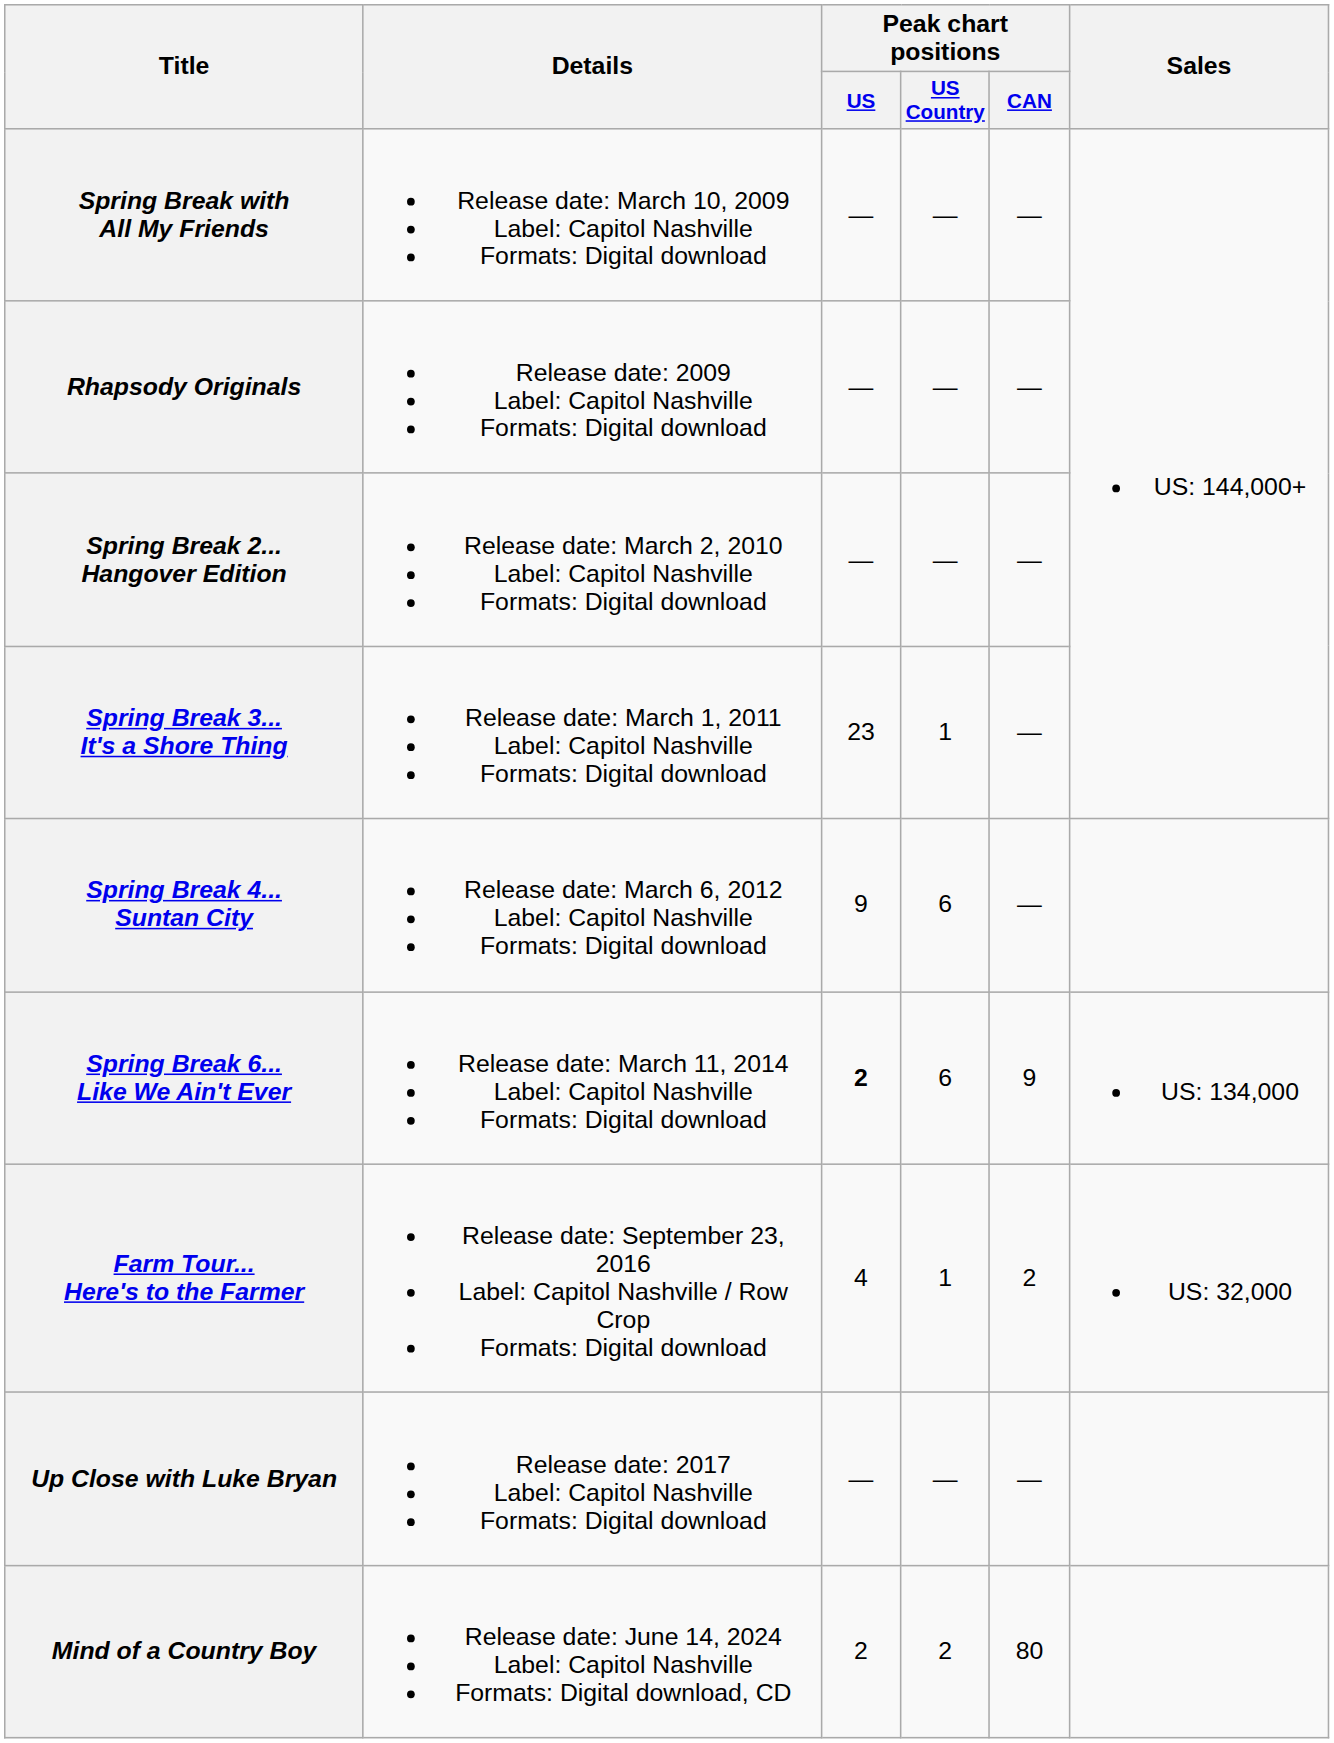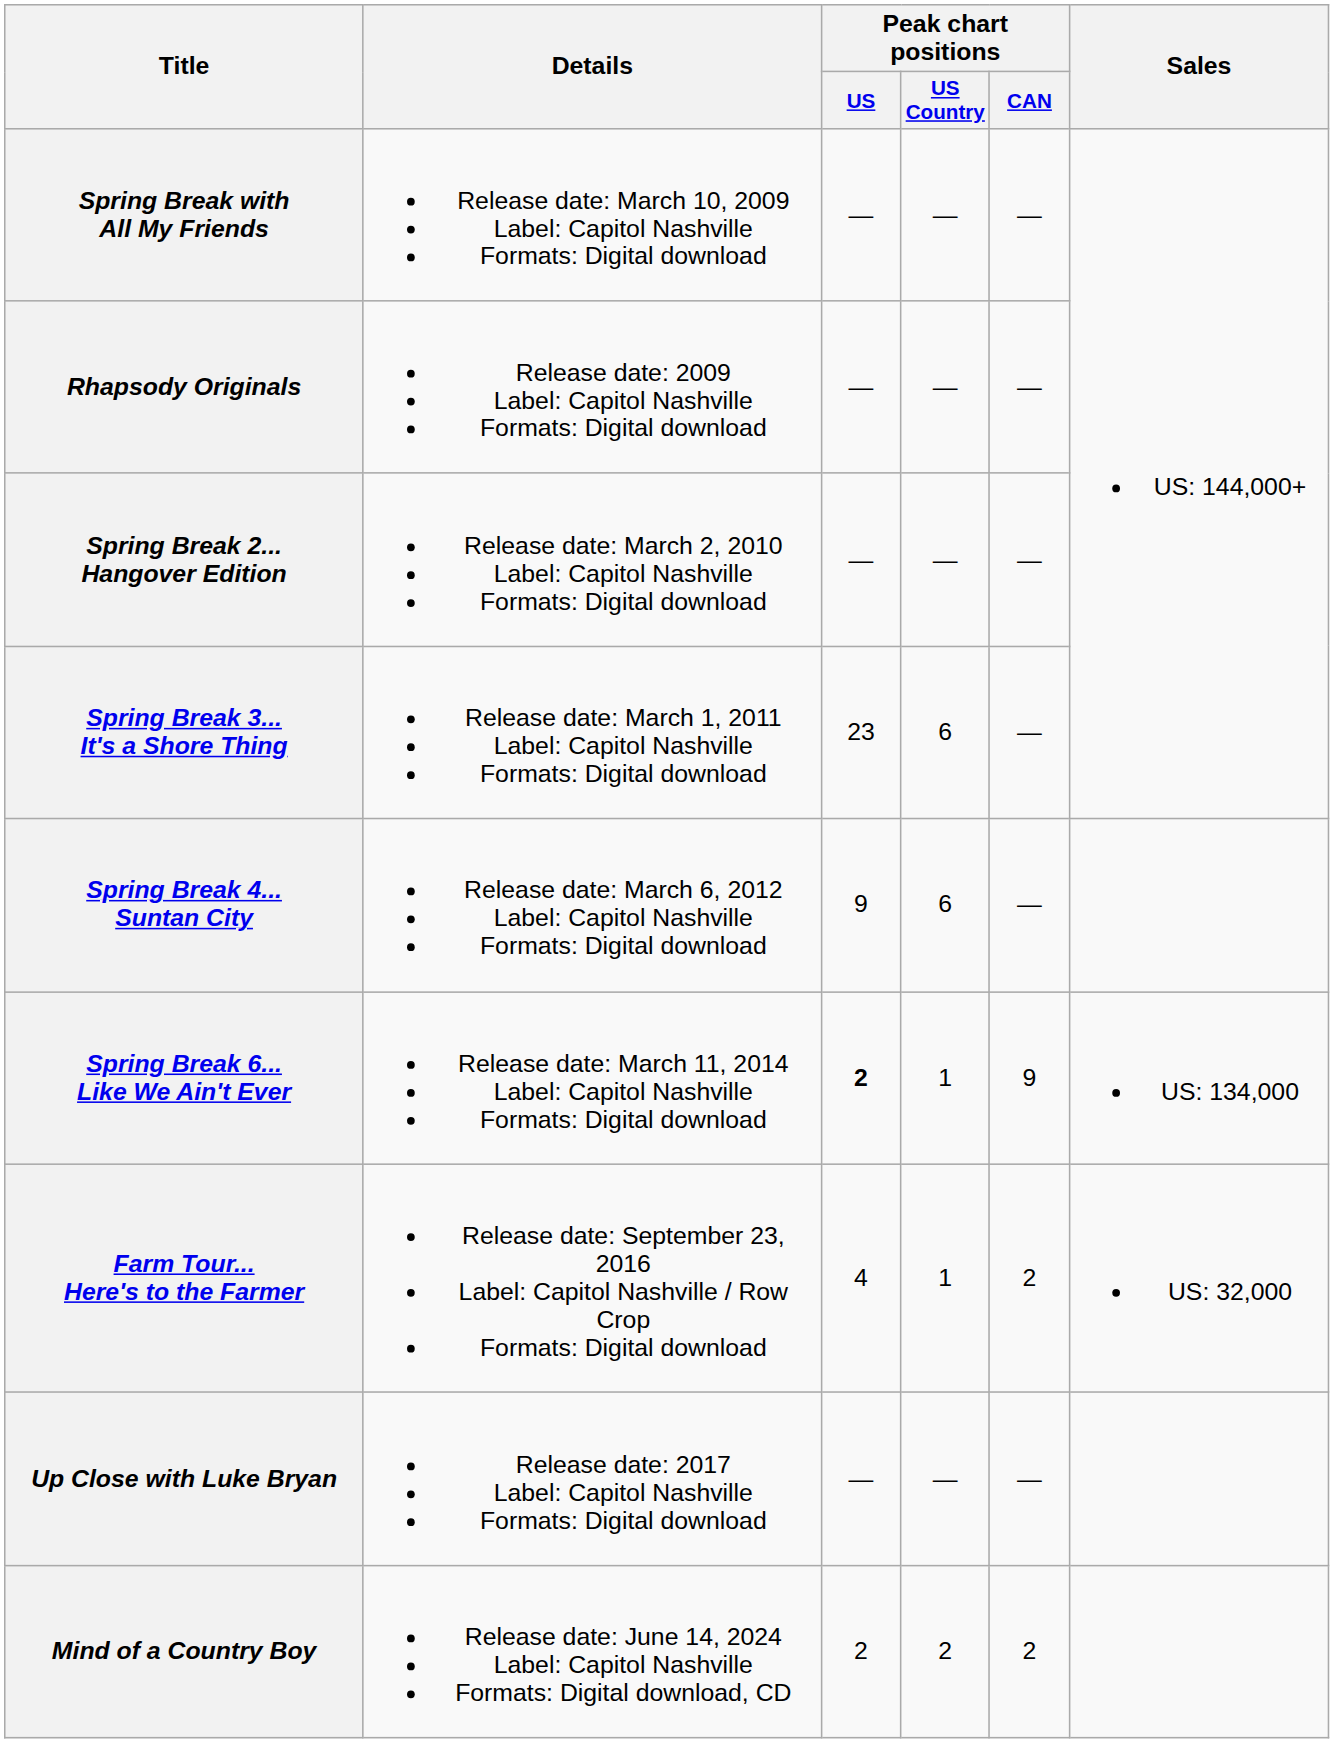(945, 732) 1 -> (945, 732) 6
(945, 1077) 6 -> (945, 1077) 1
(1030, 1651) 80 -> (1030, 1651) 2
